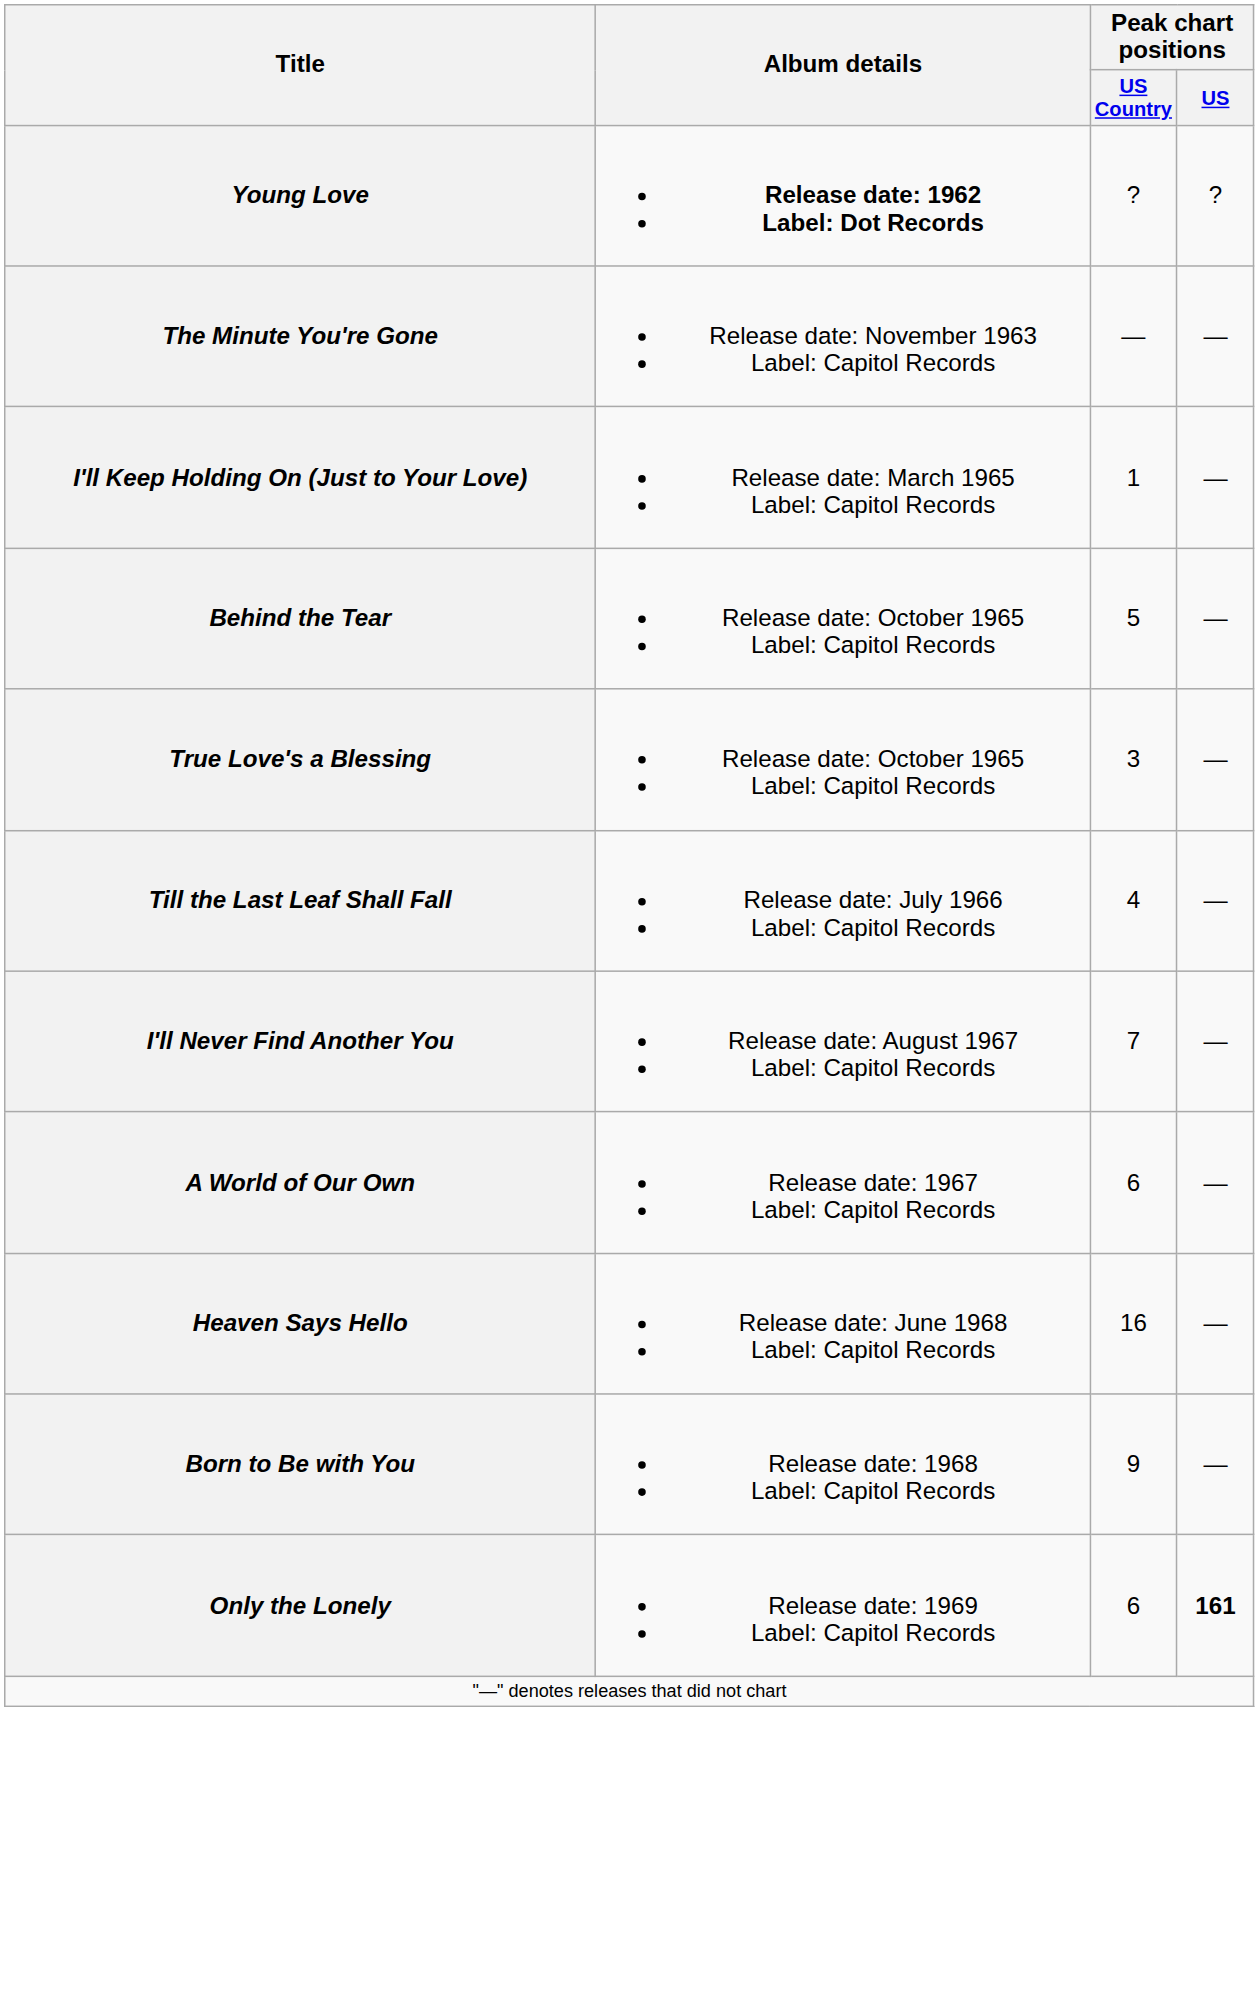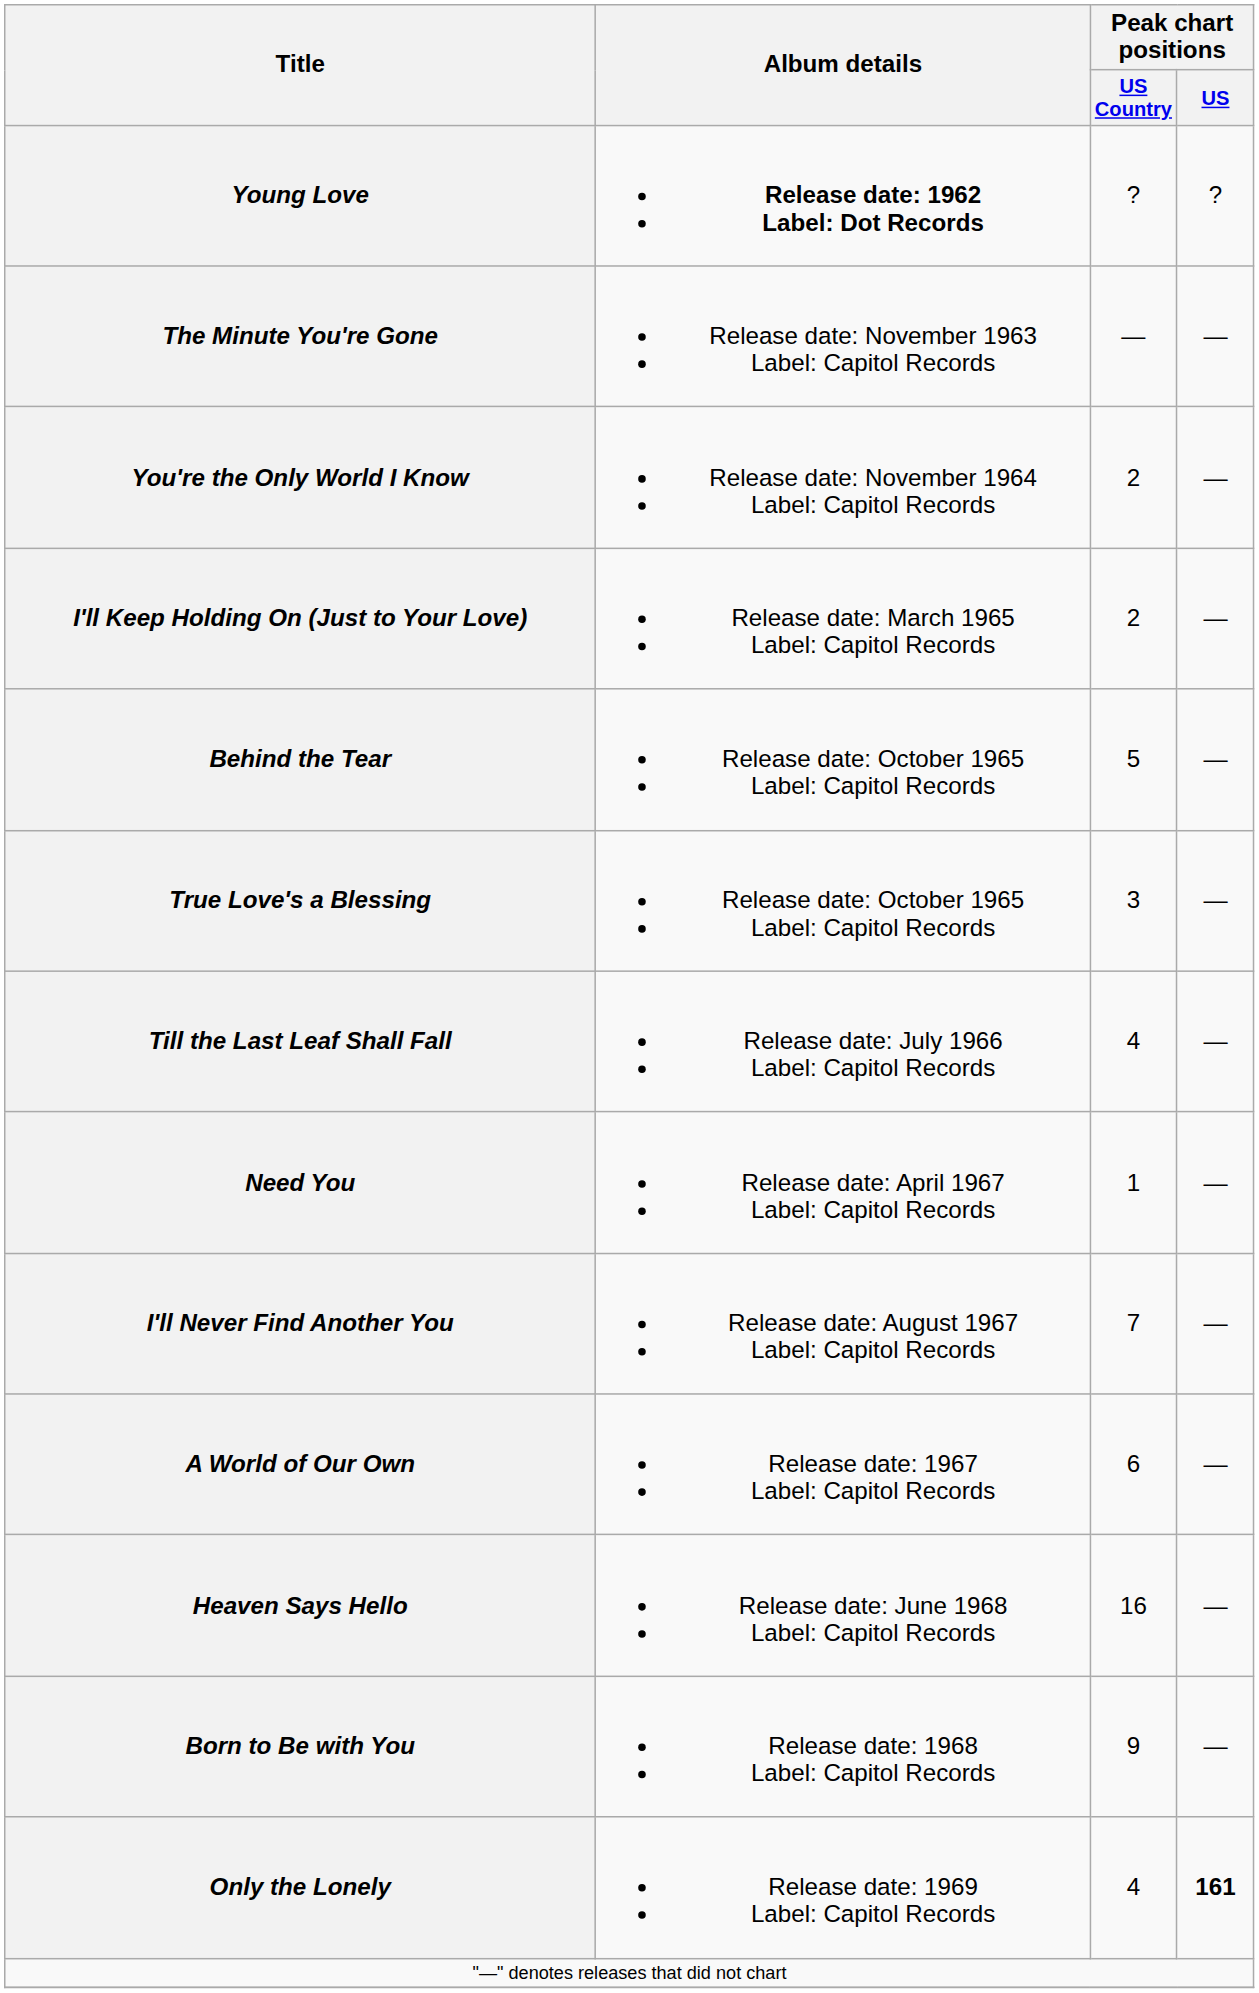+ row: (300, 477)
(1133, 477) 1 -> (1133, 618) 2
+ row: (300, 1182)
(1133, 1605) 6 -> (1133, 1887) 4
